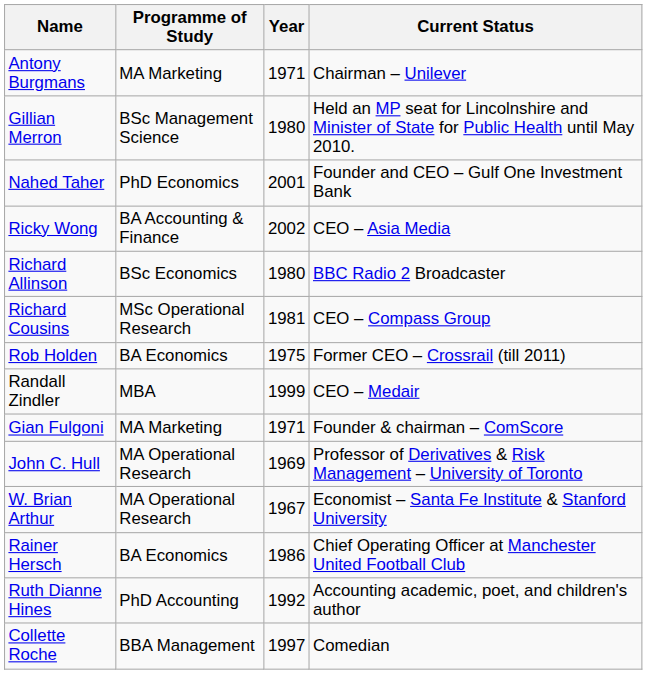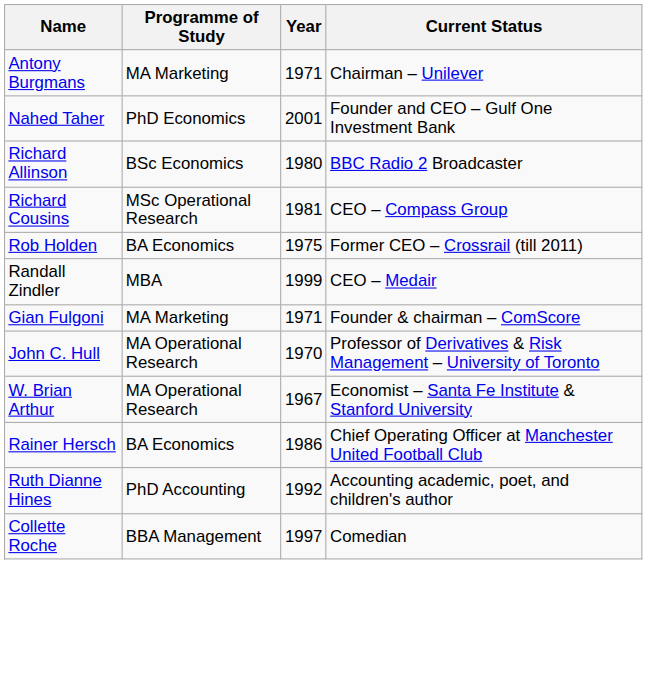- row: (35, 127)
- row: (53, 228)
(287, 463) 1969 -> (304, 353) 1970
